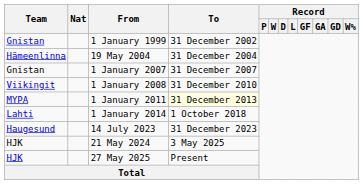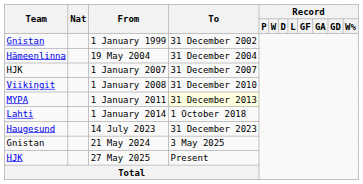(25, 70) Gnistan -> (15, 70) HJK
(15, 143) HJK -> (25, 143) Gnistan
